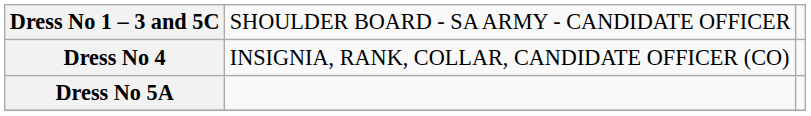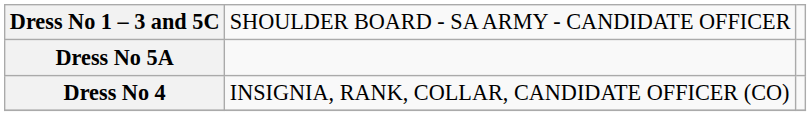rows swapped: (115, 92) <-> (115, 57)
